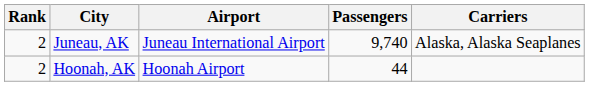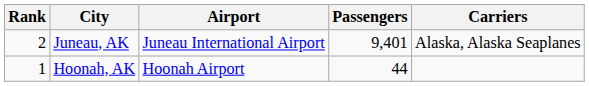(389, 42) 9,740 -> (389, 42) 9,401
(42, 68) 2 -> (42, 68) 1
